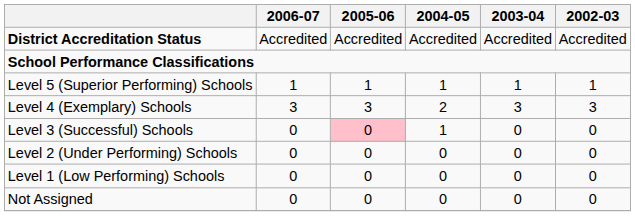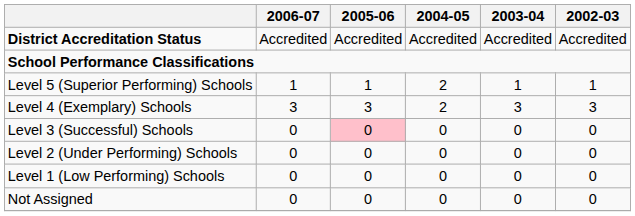(443, 85) 1 -> (443, 85) 2
(443, 130) 1 -> (443, 130) 0
